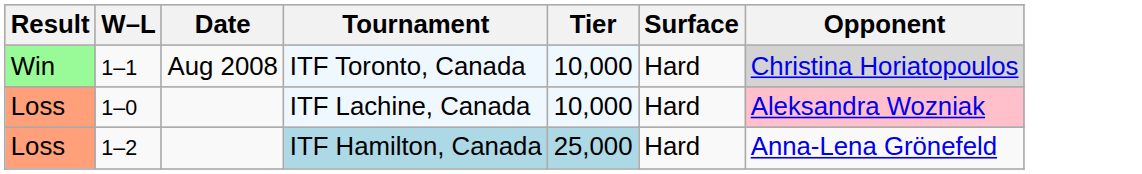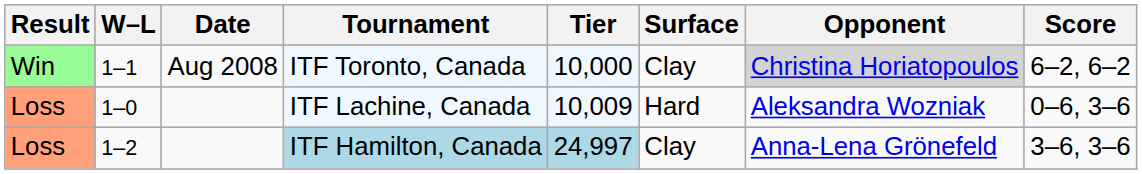+ column: (1080, 24)
(672, 65) Hard -> (670, 65) Clay
(593, 106) 10,000 -> (593, 106) 10,009
(868, 106) pink background -> (868, 106) no background
(593, 147) 25,000 -> (593, 147) 24,997
(672, 147) Hard -> (670, 147) Clay
